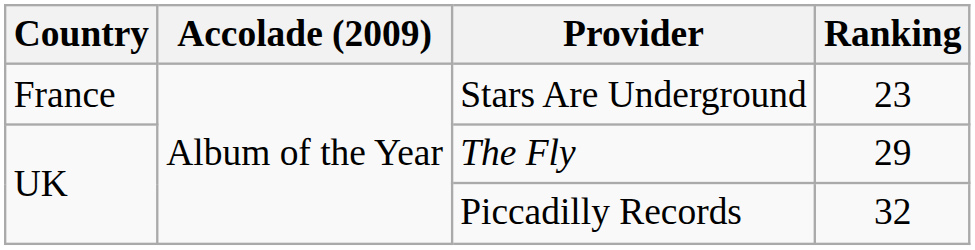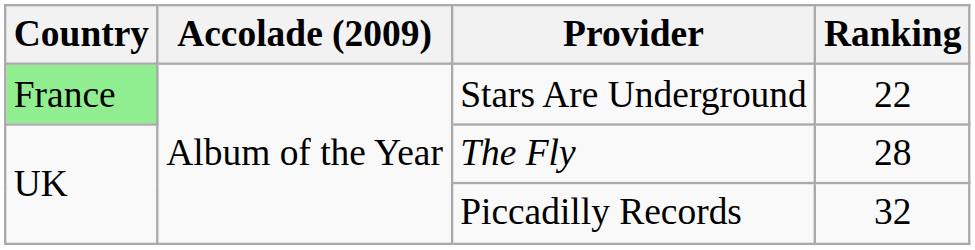(65, 93) no background -> (65, 93) lightgreen background
(893, 93) 23 -> (893, 93) 22
(893, 152) 29 -> (893, 152) 28
